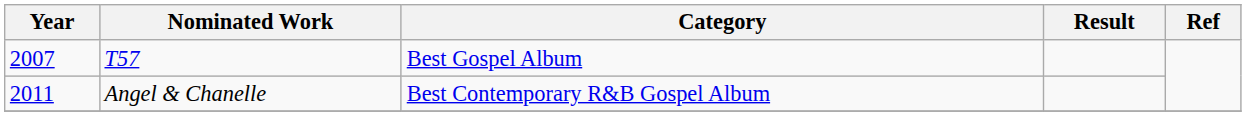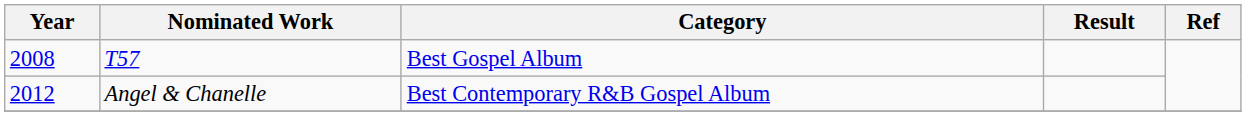(32, 57) 2007 -> (32, 57) 2008
(32, 93) 2011 -> (32, 93) 2012
